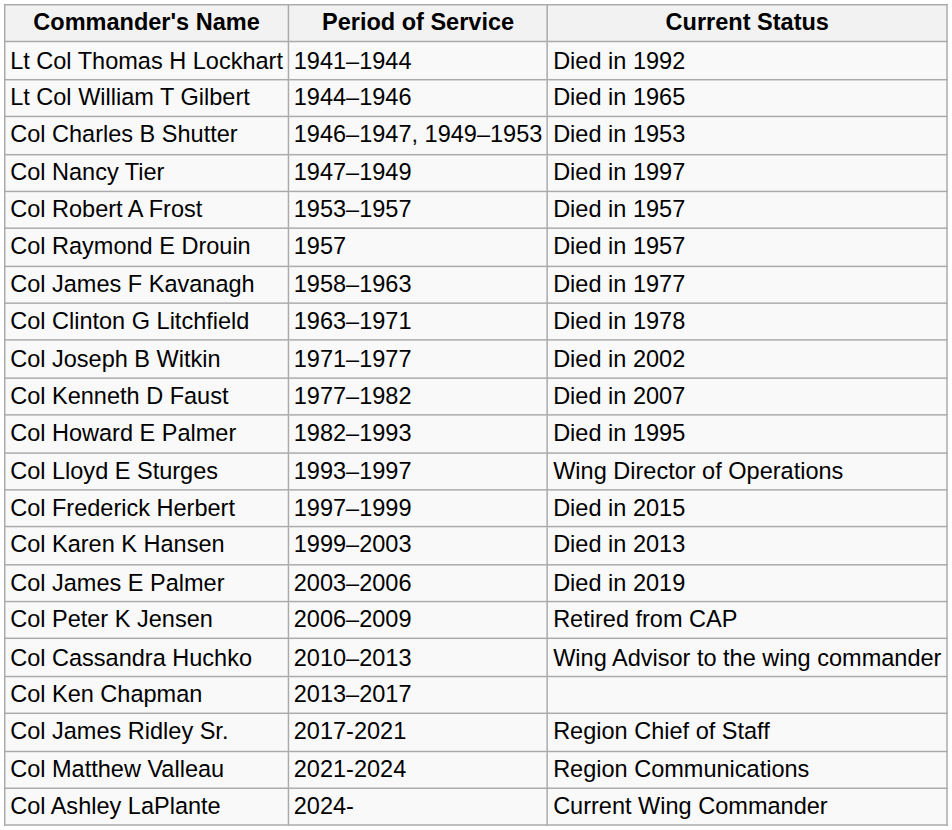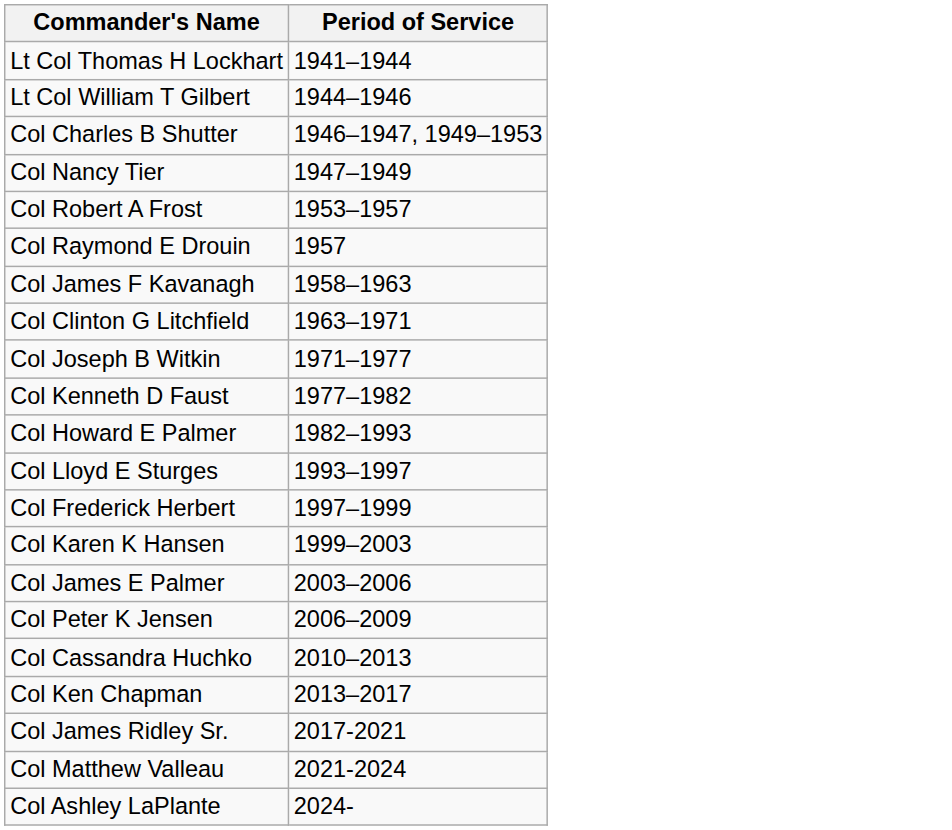- column: (747, 23)
